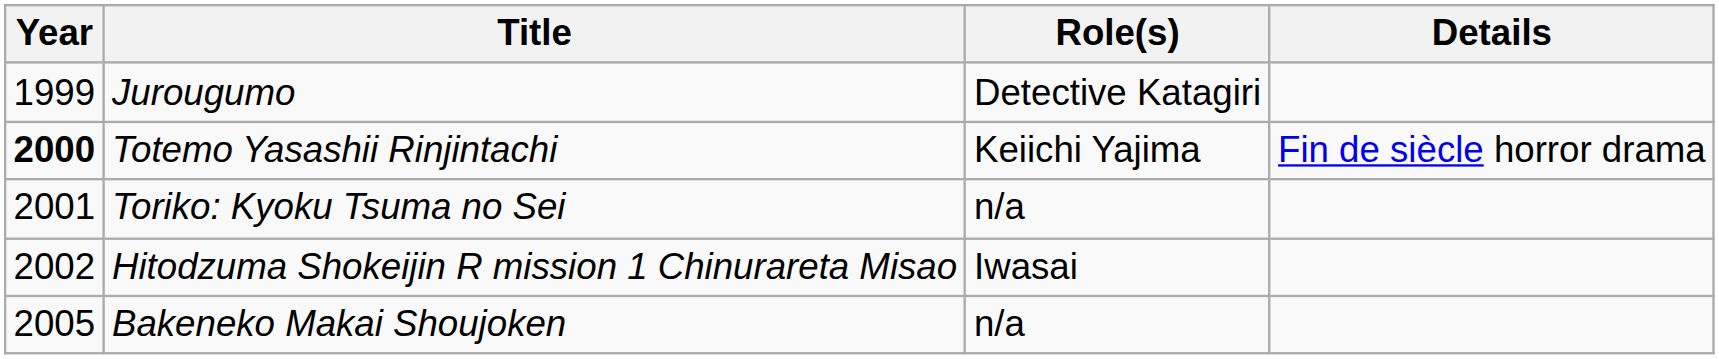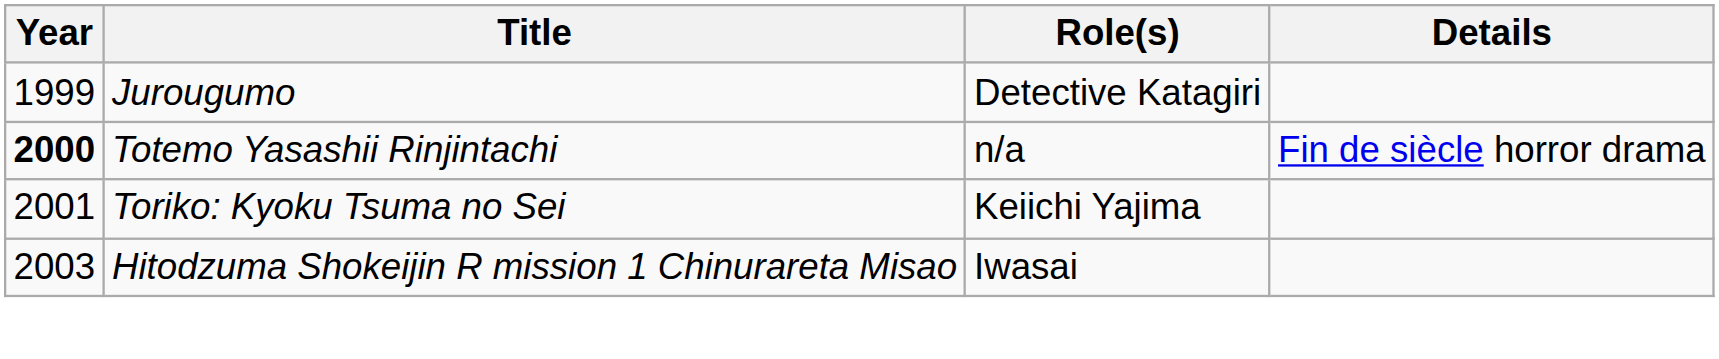(1087, 149) Keiichi Yajima -> (999, 149) n/a
(999, 207) n/a -> (1087, 207) Keiichi Yajima
(54, 265) 2002 -> (54, 265) 2003
- row: (339, 324)
